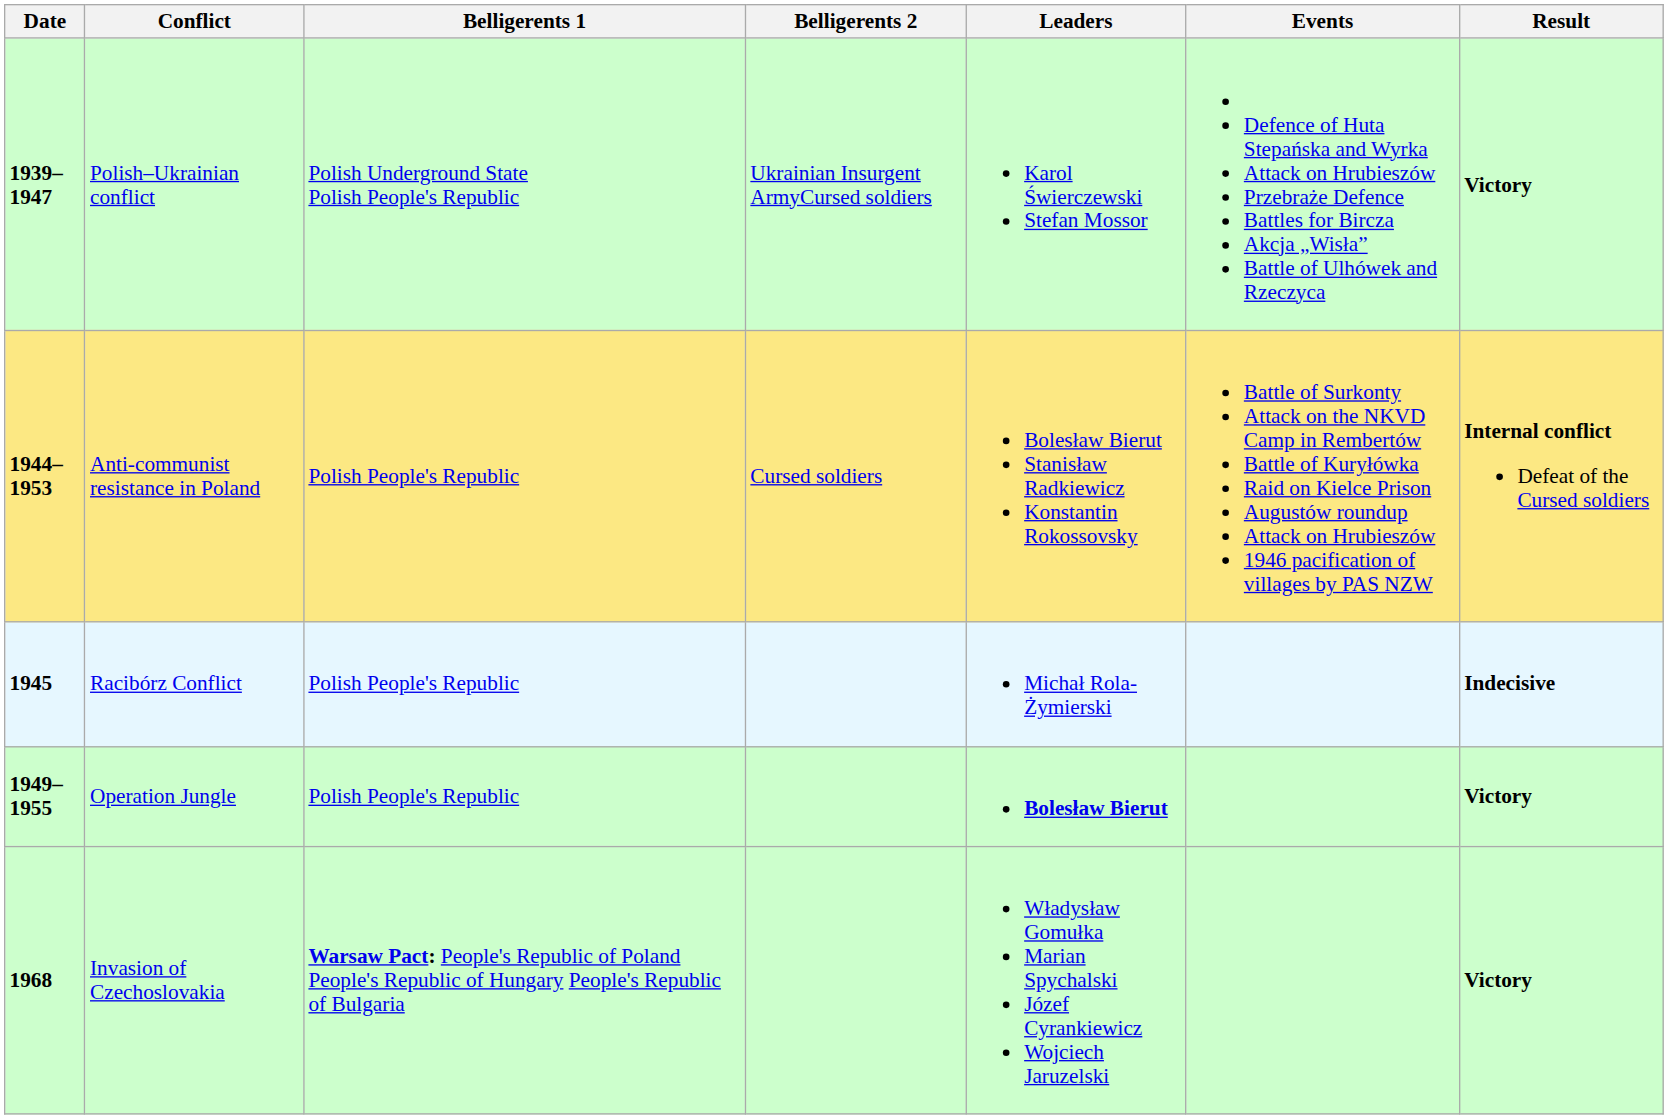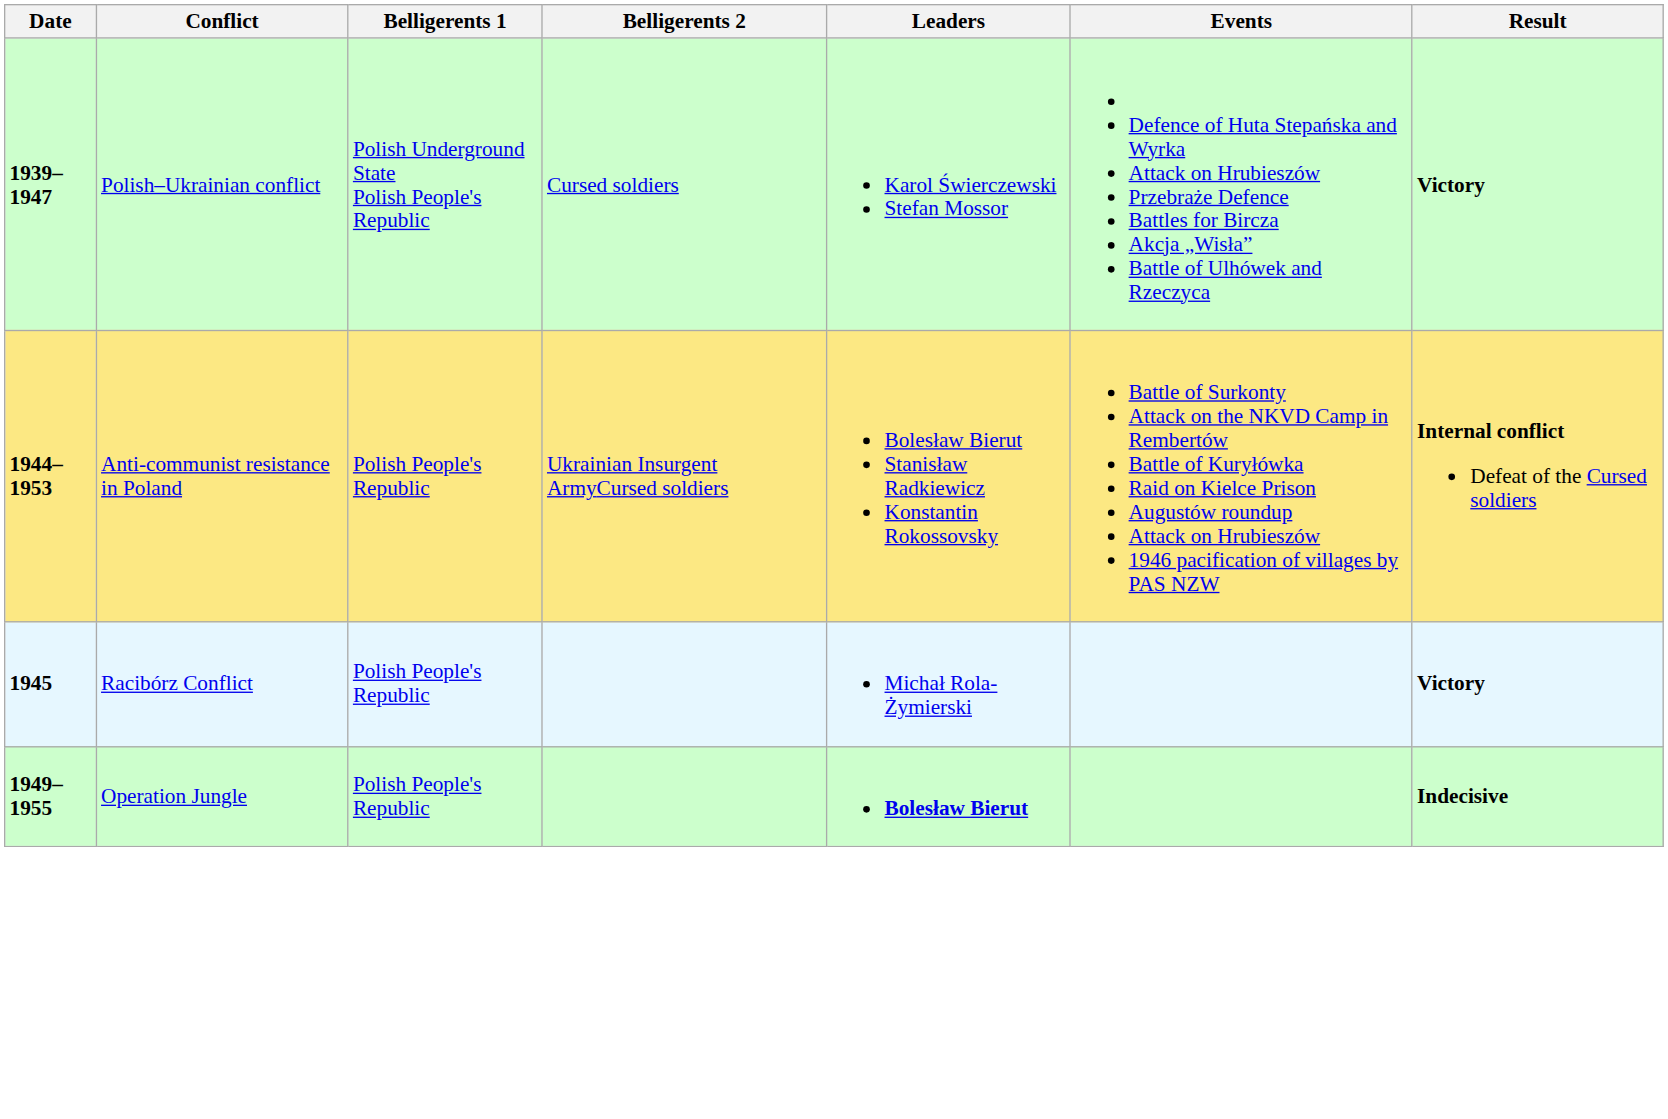(841, 184) Ukrainian Insurgent ArmyCursed soldiers -> (613, 184) Cursed soldiers
(816, 475) Cursed soldiers -> (638, 475) Ukrainian Insurgent ArmyCursed soldiers
(1510, 683) Indecisive -> (1451, 683) Victory
(1498, 796) Victory -> (1463, 796) Indecisive
- row: (157, 980)
